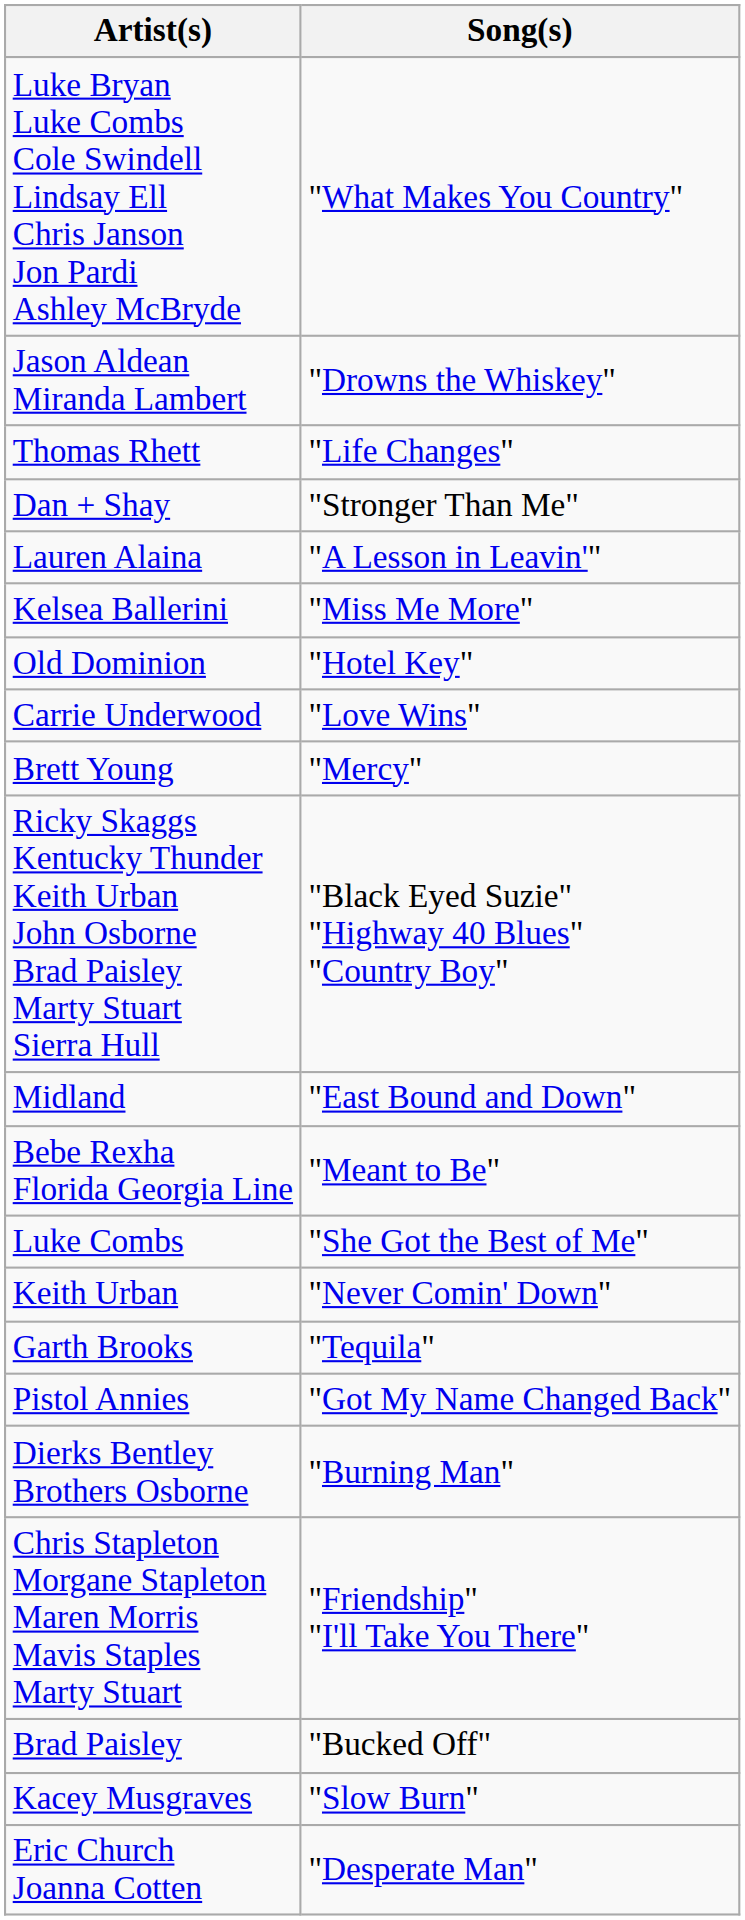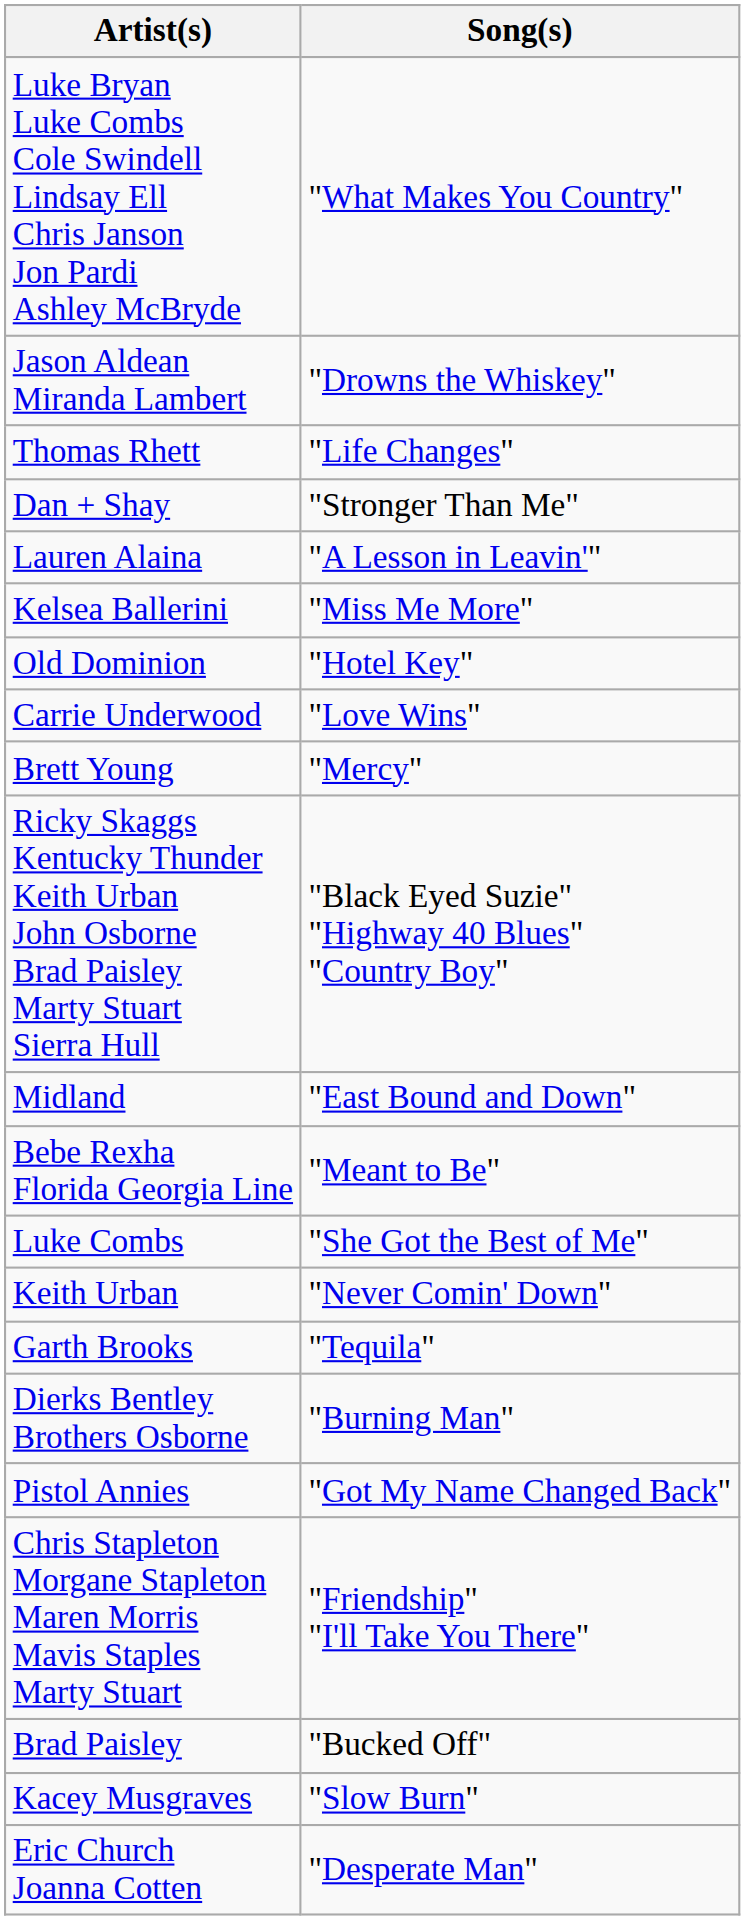rows swapped: (101, 1399) <-> (131, 1471)
